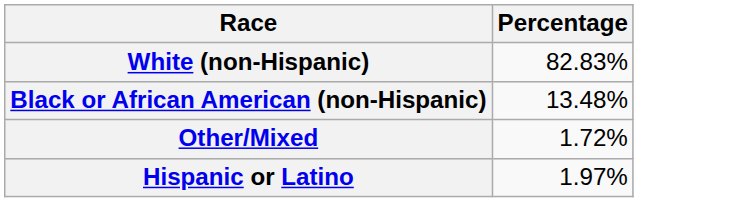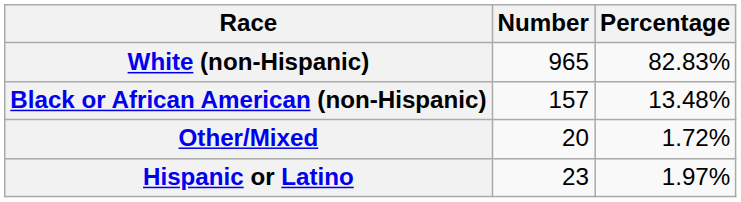+ column: (543, 23)
